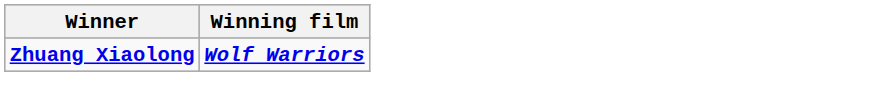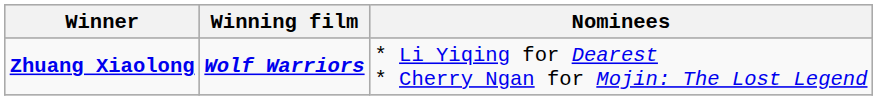+ column: (621, 22)
